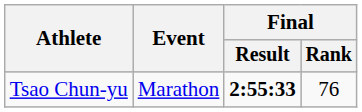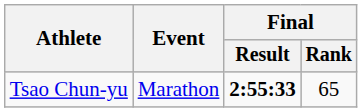(329, 89) 76 -> (329, 89) 65
